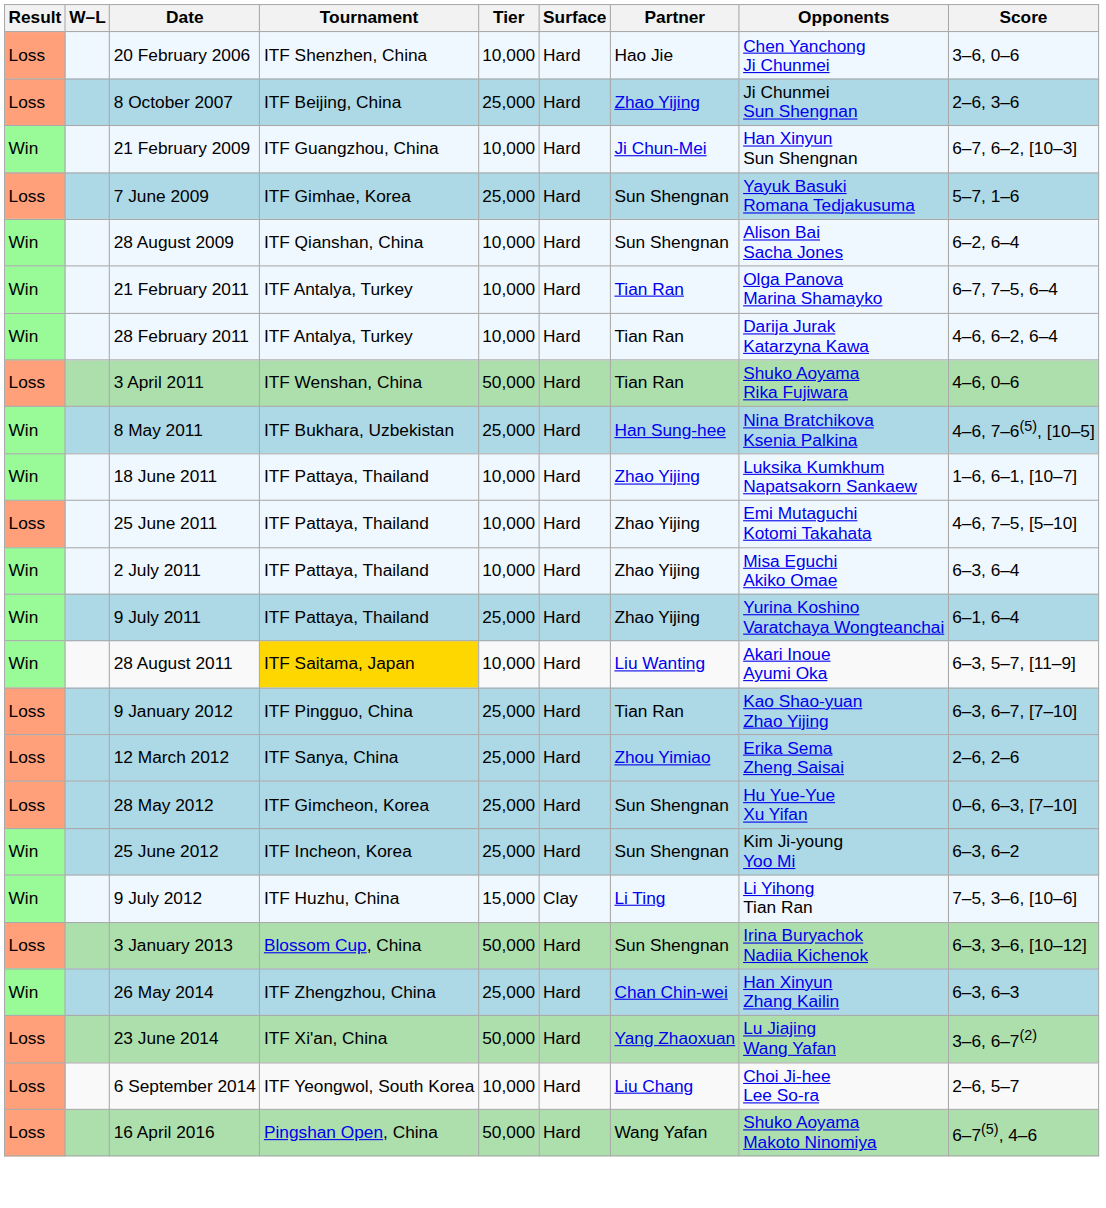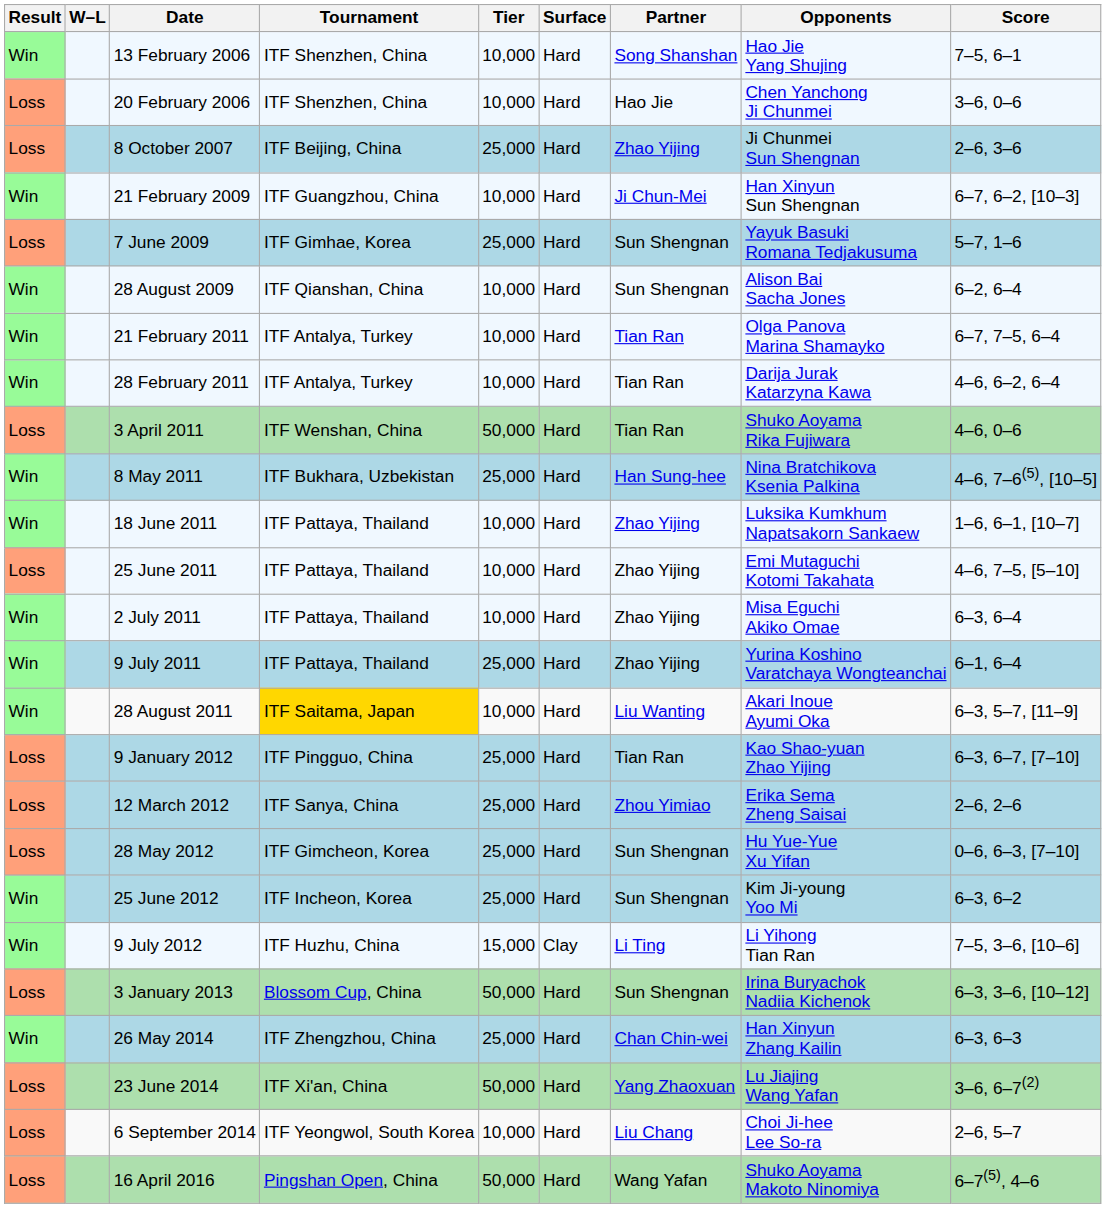+ row: (182, 55)
